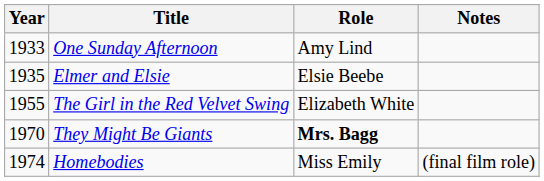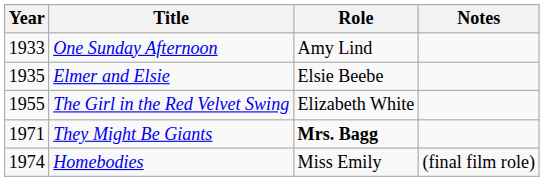(27, 133) 1970 -> (27, 133) 1971
